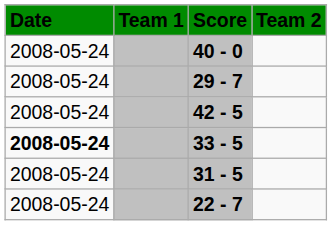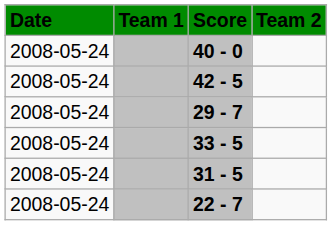rows swapped: (218, 82) <-> (218, 112)
(60, 143) bold -> (60, 143) normal
